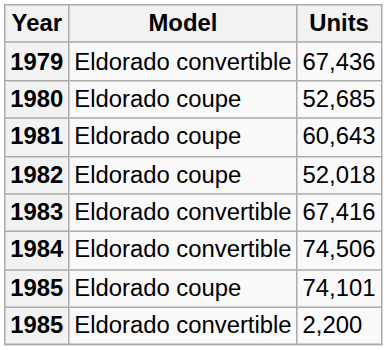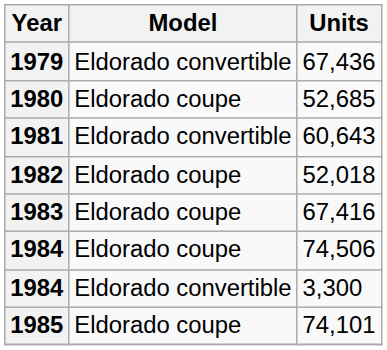(158, 136) Eldorado coupe -> (183, 136) Eldorado convertible
(183, 212) Eldorado convertible -> (158, 212) Eldorado coupe
(183, 250) Eldorado convertible -> (158, 250) Eldorado coupe
+ row: (332, 288)
- row: (332, 325)
